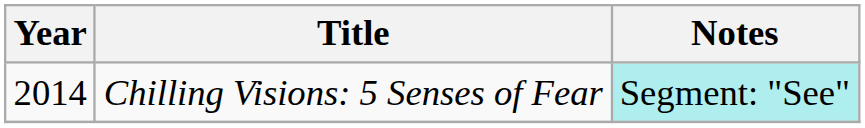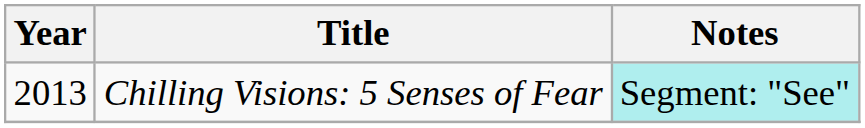(50, 91) 2014 -> (50, 91) 2013
